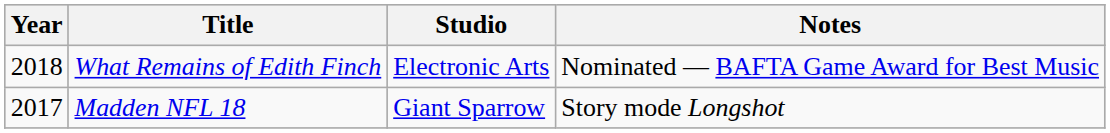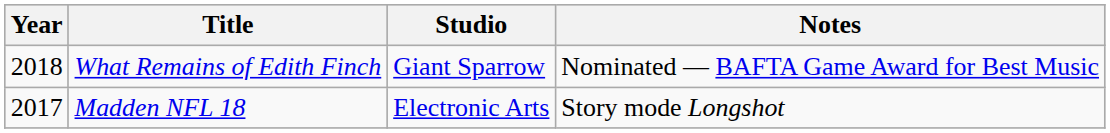(471, 66) Electronic Arts -> (469, 66) Giant Sparrow
(469, 107) Giant Sparrow -> (471, 107) Electronic Arts
